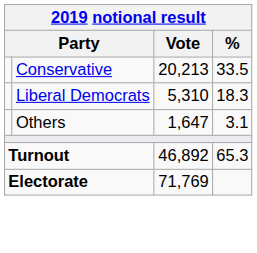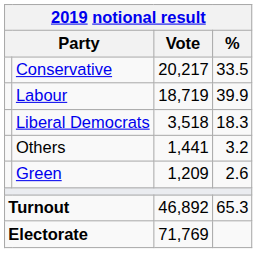(184, 69) 20,213 -> (184, 69) 20,217
+ row: (42, 95)
(188, 95) 5,310 -> (188, 122) 3,518
(188, 122) 1,647 -> (188, 148) 1,441
(237, 122) 3.1 -> (237, 148) 3.2
+ row: (39, 174)
